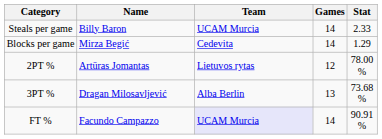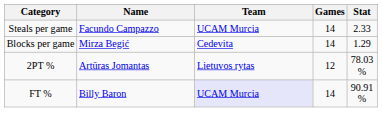(103, 28) Billy Baron -> (119, 28) Facundo Campazzo
(362, 66) 78.00 % -> (362, 66) 78.03 %
- row: (41, 93)
(119, 120) Facundo Campazzo -> (103, 93) Billy Baron
